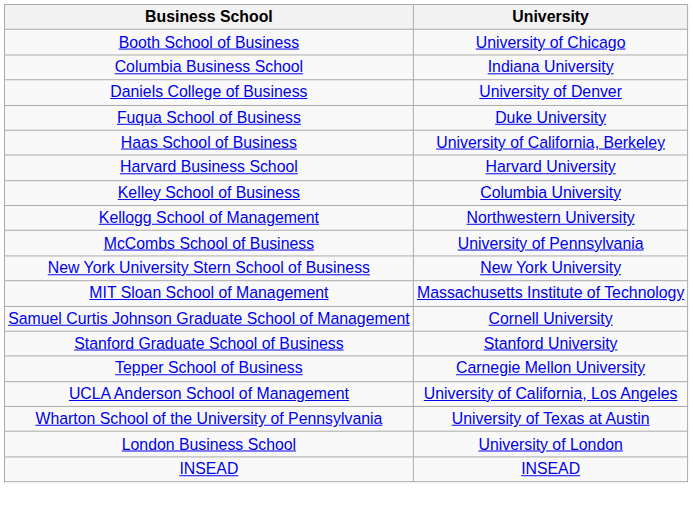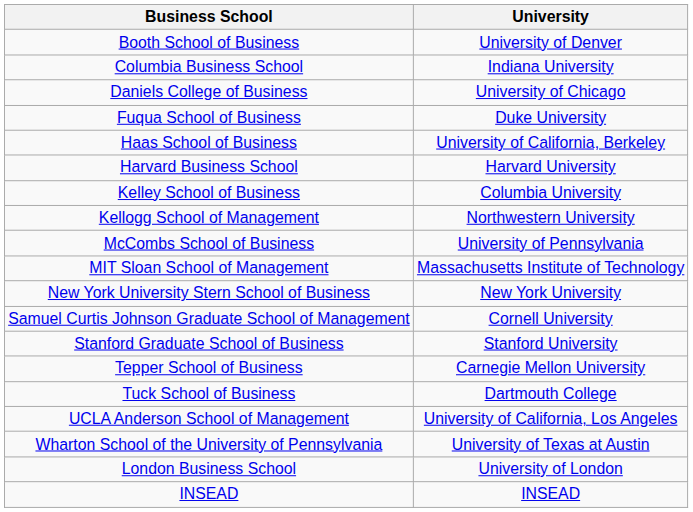(551, 42) University of Chicago -> (551, 42) University of Denver
(551, 92) University of Denver -> (551, 92) University of Chicago
rows swapped: (209, 293) <-> (209, 268)
+ row: (209, 393)
